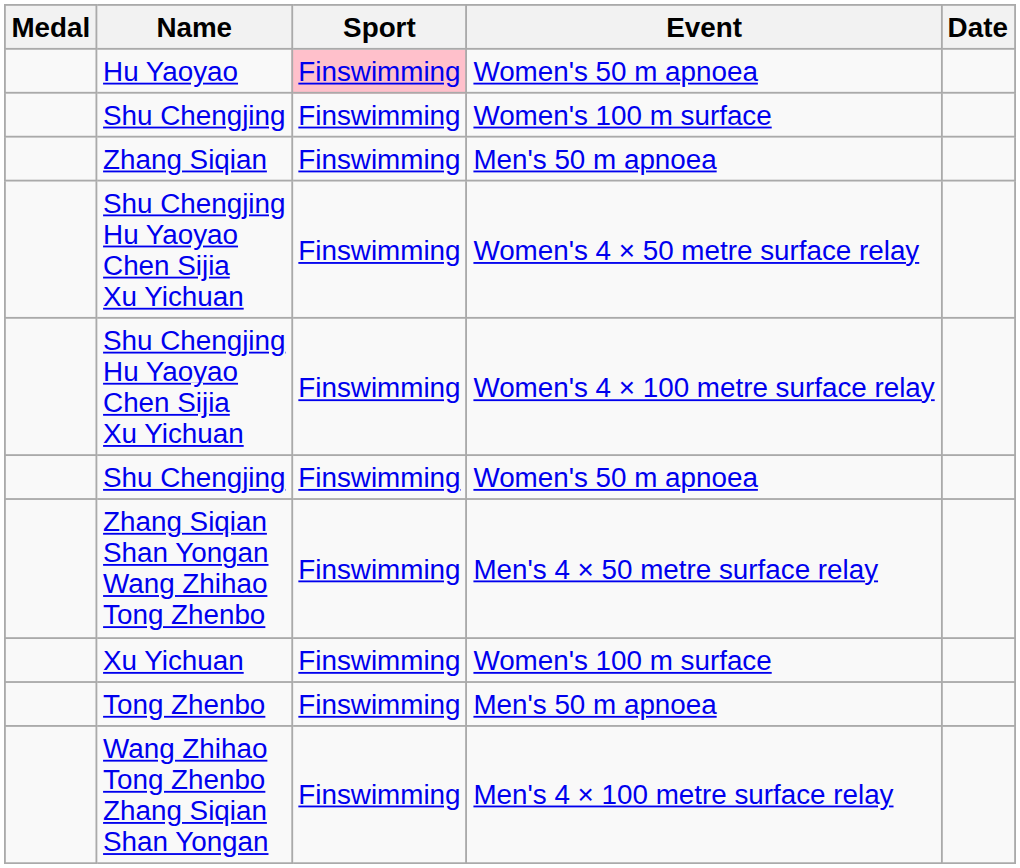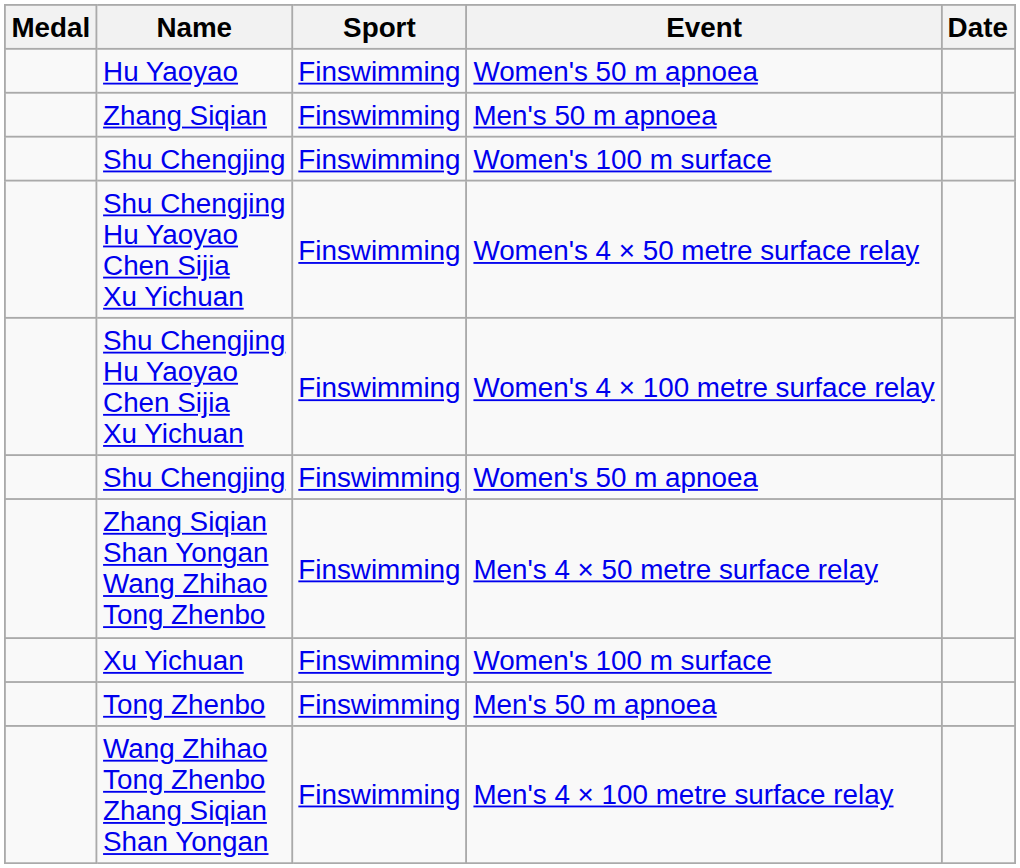(379, 71) pink background -> (379, 71) no background
rows swapped: (194, 115) <-> (185, 159)
